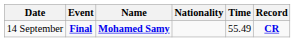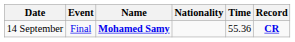(81, 28) bold -> (81, 28) normal
(240, 28) 55.49 -> (240, 28) 55.36
